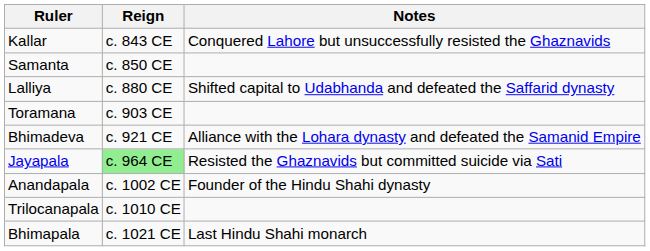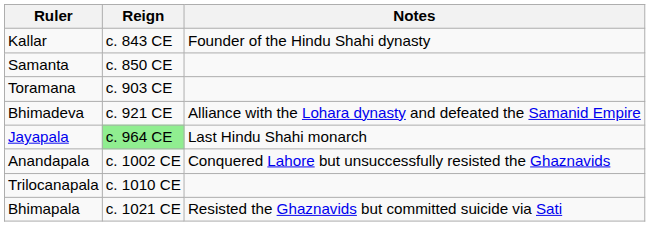(399, 40) Conquered Lahore but unsuccessfully resisted the Ghaznavids -> (309, 40) Founder of the Hindu Shahi dynasty
- row: (30, 88)
(375, 161) Resisted the Ghaznavids but committed suicide via Sati -> (277, 137) Last Hindu Shahi monarch
(309, 185) Founder of the Hindu Shahi dynasty -> (399, 161) Conquered Lahore but unsuccessfully resisted the Ghaznavids
(277, 233) Last Hindu Shahi monarch -> (375, 209) Resisted the Ghaznavids but committed suicide via Sati
